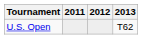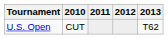+ column: (75, 12)
